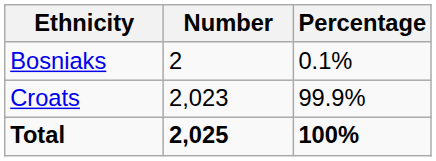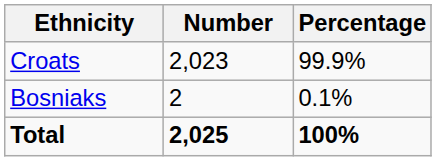rows swapped: (45, 98) <-> (58, 60)
